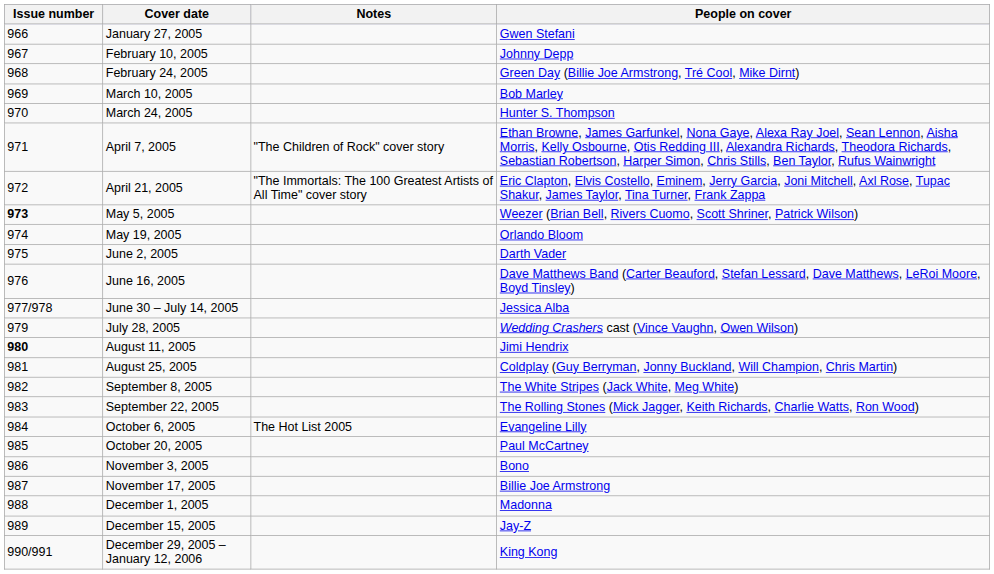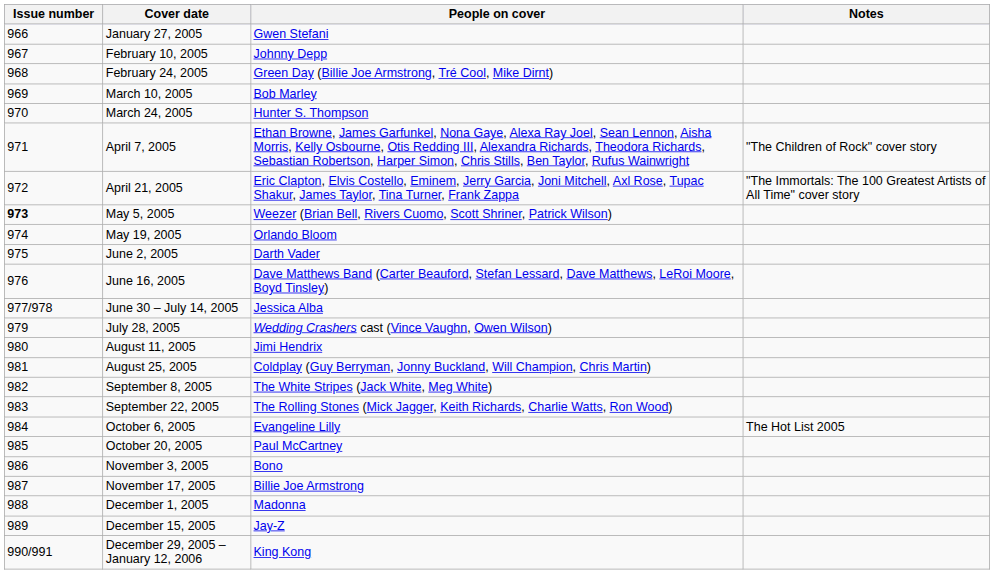columns swapped: (743, 14) <-> (374, 14)
(18, 347) bold -> (18, 347) normal
